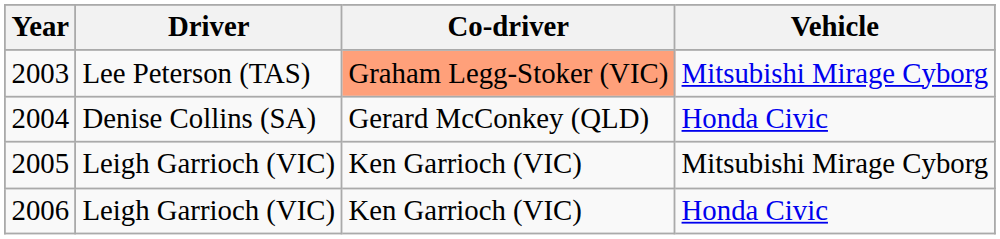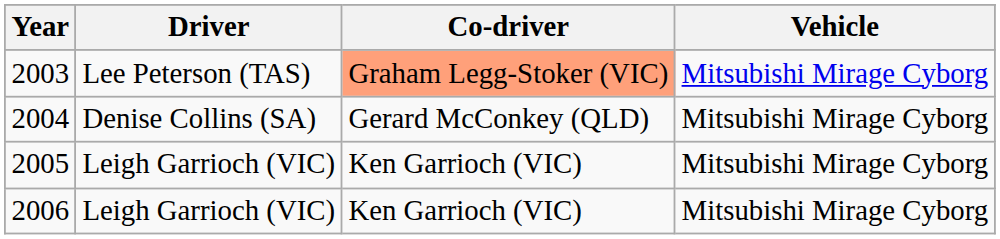(755, 118) Honda Civic -> (835, 118) Mitsubishi Mirage Cyborg
(755, 210) Honda Civic -> (835, 210) Mitsubishi Mirage Cyborg
